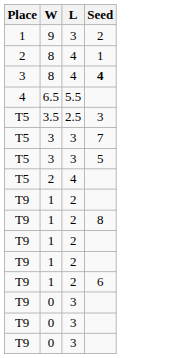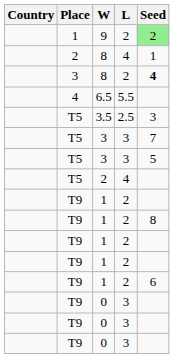+ column: (31, 14)
(73, 35) 3 -> (126, 35) 2
(100, 35) no background -> (153, 35) lightgreen background
(73, 76) 4 -> (126, 76) 2
